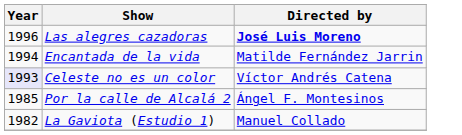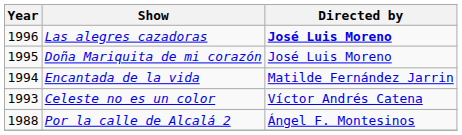+ row: (153, 57)
(23, 78) lavender background -> (23, 99) no background
(23, 99) 1985 -> (23, 120) 1988
- row: (130, 120)
